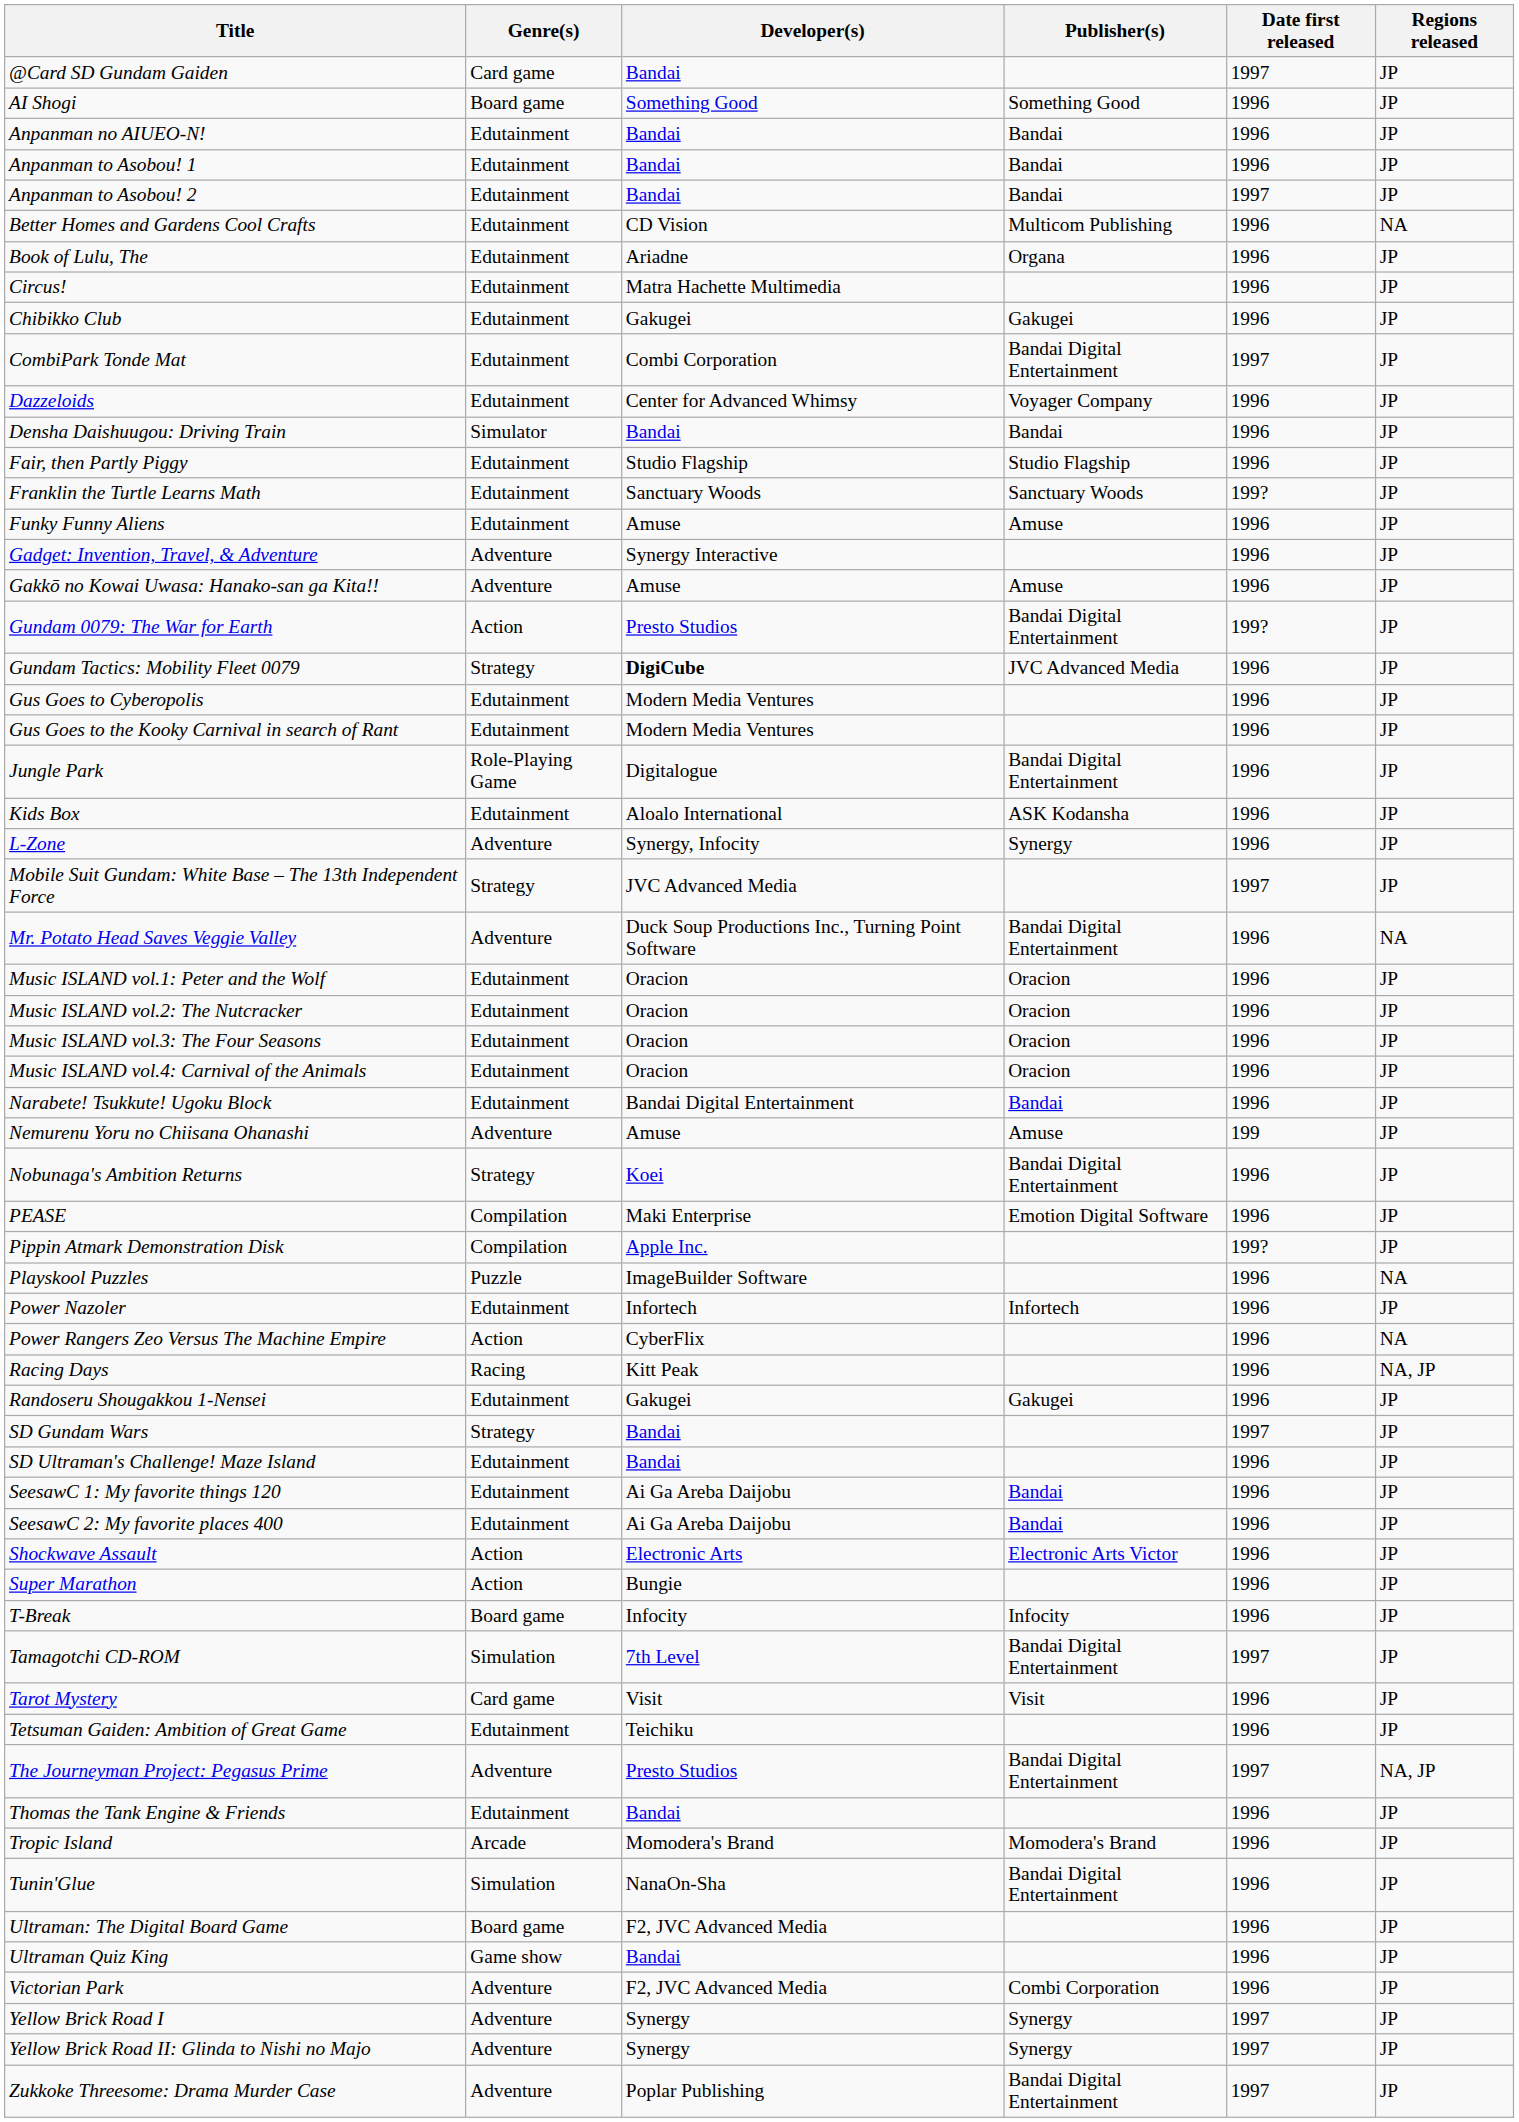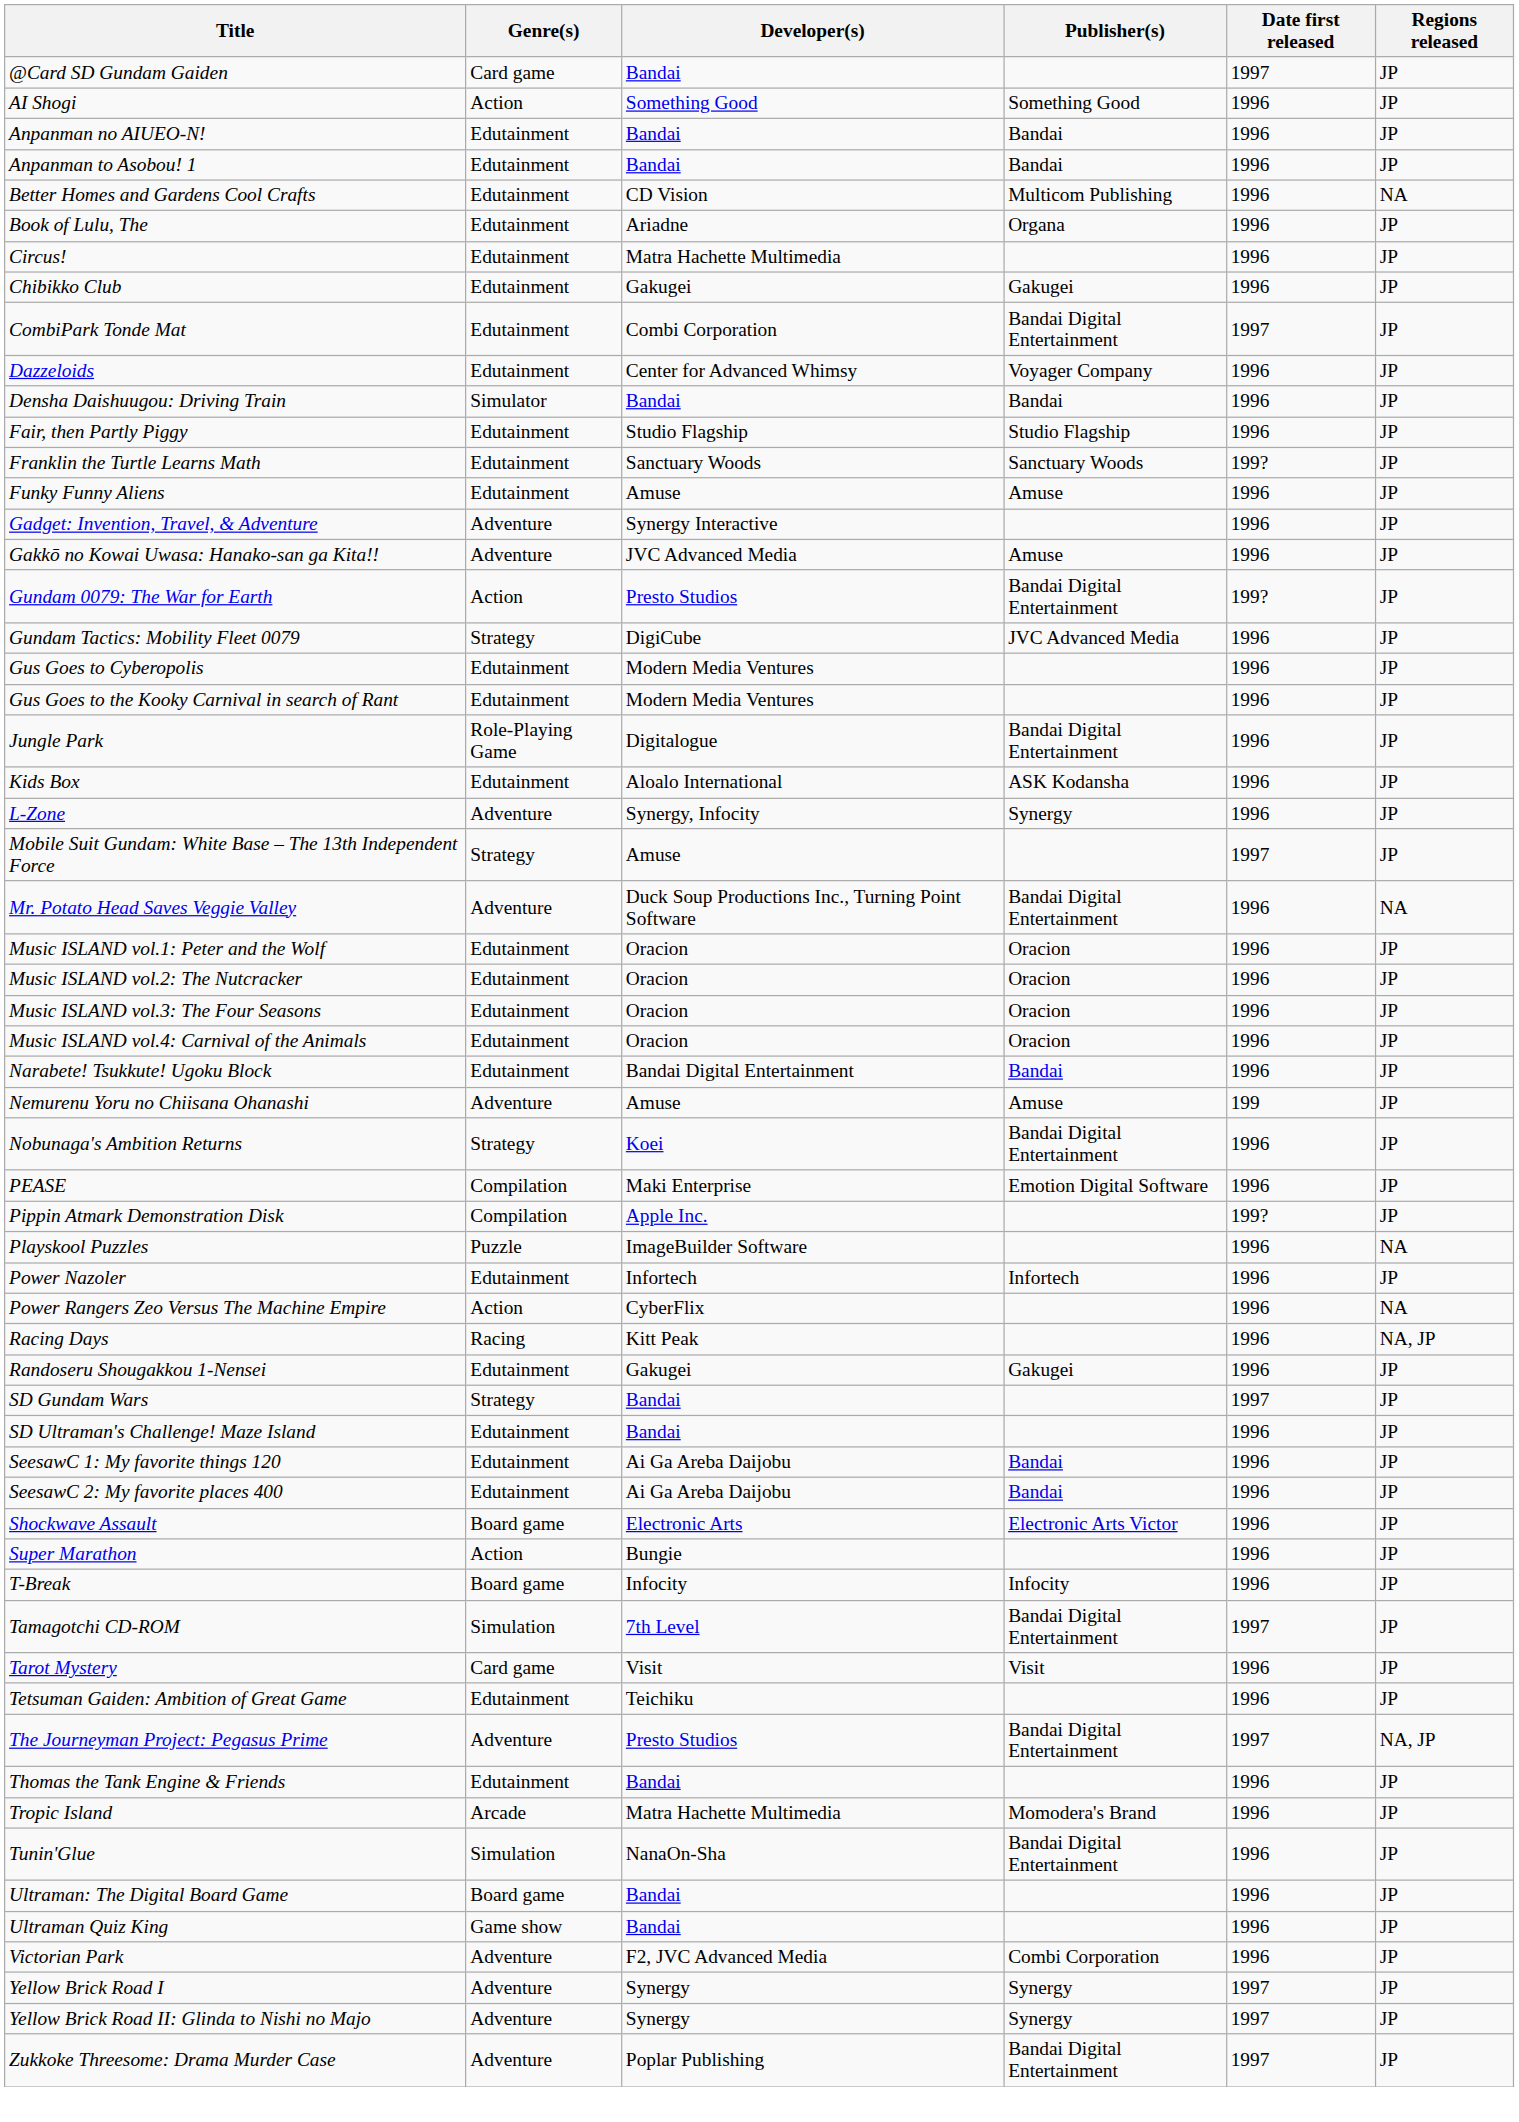(517, 103) Board game -> (497, 103) Action
- row: (103, 195)
(653, 585) Amuse -> (711, 554) JVC Advanced Media
(665, 668) bold -> (664, 637) normal
(711, 885) JVC Advanced Media -> (653, 854) Amuse
(497, 1553) Action -> (517, 1523) Board game
(700, 1843) Momodera's Brand -> (733, 1812) Matra Hachette Multimedia
(726, 1926) F2, JVC Advanced Media -> (653, 1895) Bandai
